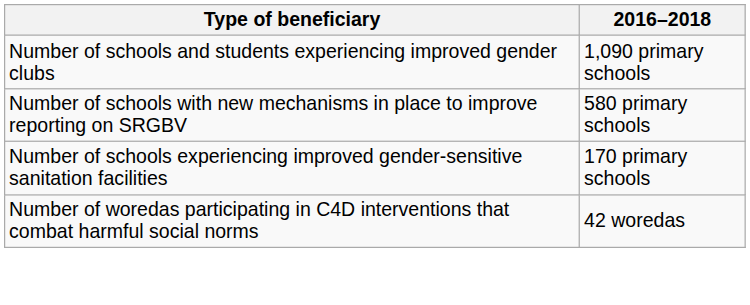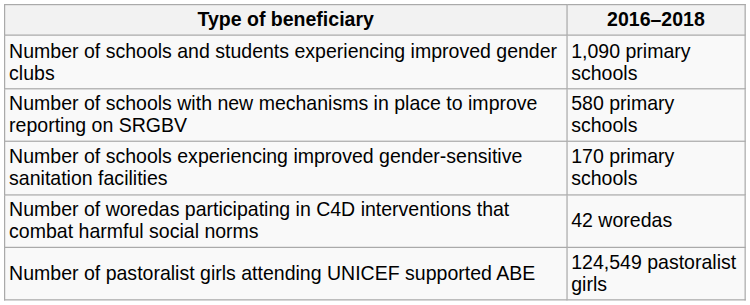+ row: (272, 273)
